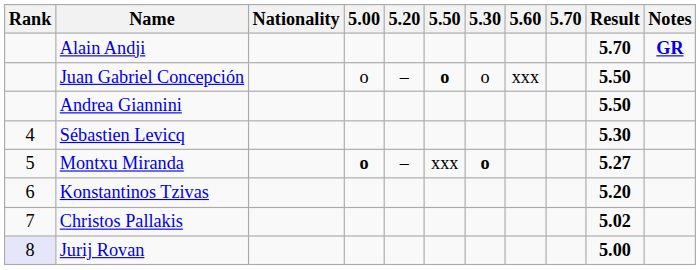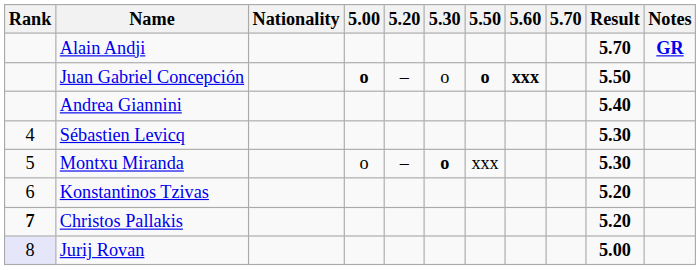columns swapped: (485, 18) <-> (445, 18)
(364, 76) normal -> (364, 76) bold
(525, 76) normal -> (525, 76) bold
(615, 105) 5.50 -> (615, 105) 5.40
(364, 163) bold -> (364, 163) normal
(615, 163) 5.27 -> (615, 163) 5.30
(30, 221) normal -> (30, 221) bold
(615, 221) 5.02 -> (615, 221) 5.20
